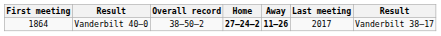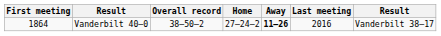(242, 24) bold -> (242, 24) normal
(322, 24) 2017 -> (322, 24) 2016
